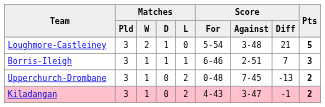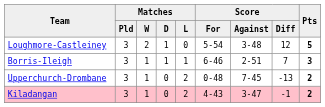(286, 45) 21 -> (286, 45) 12
